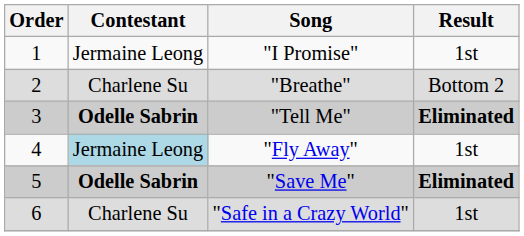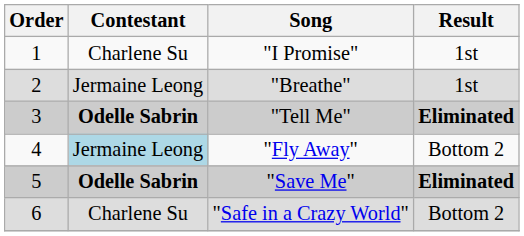(138, 52) Jermaine Leong -> (138, 52) Charlene Su
(138, 85) Charlene Su -> (138, 85) Jermaine Leong
(466, 85) Bottom 2 -> (466, 85) 1st
(466, 149) 1st -> (466, 149) Bottom 2
(466, 213) 1st -> (466, 213) Bottom 2
